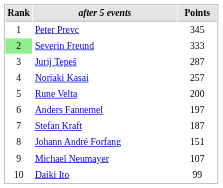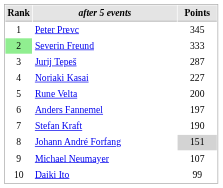(197, 78) 257 -> (197, 78) 227
(197, 126) 187 -> (197, 126) 190
(197, 142) no background -> (197, 142) lightgrey background
